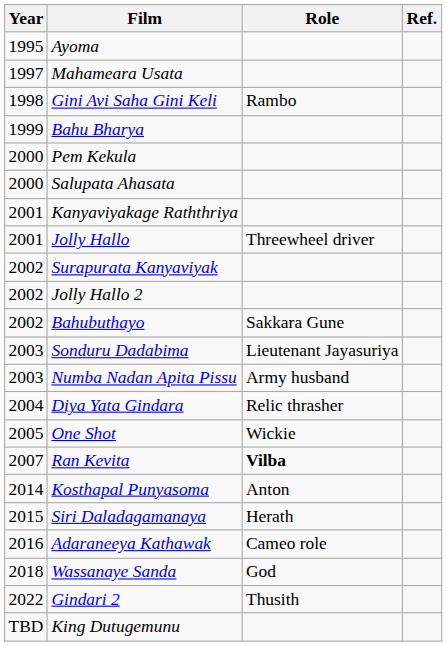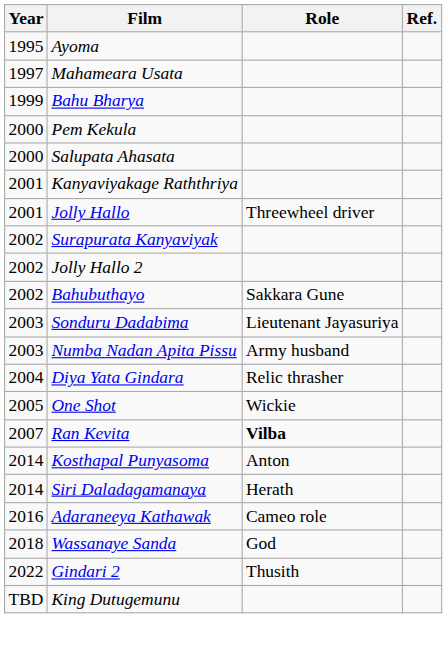- row: (134, 101)
(26, 516) 2015 -> (26, 488) 2014
